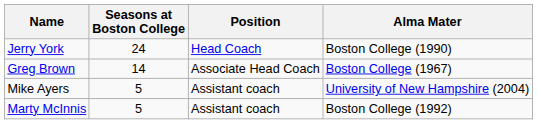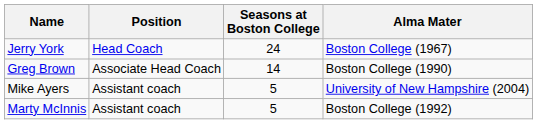columns swapped: (255, 22) <-> (139, 22)
(389, 49) Boston College (1990) -> (389, 49) Boston College (1967)
(389, 69) Boston College (1967) -> (389, 69) Boston College (1990)
